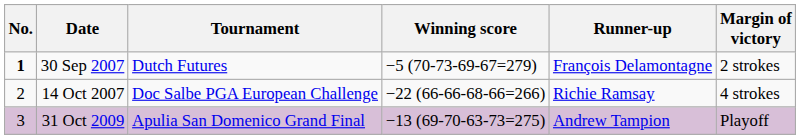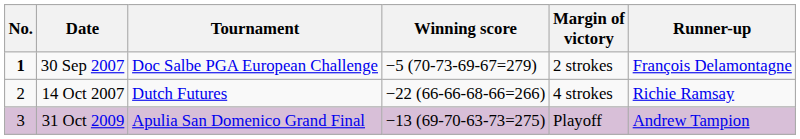columns swapped: (756, 28) <-> (633, 28)
(180, 65) Dutch Futures -> (255, 65) Doc Salbe PGA European Challenge
(255, 93) Doc Salbe PGA European Challenge -> (180, 93) Dutch Futures
